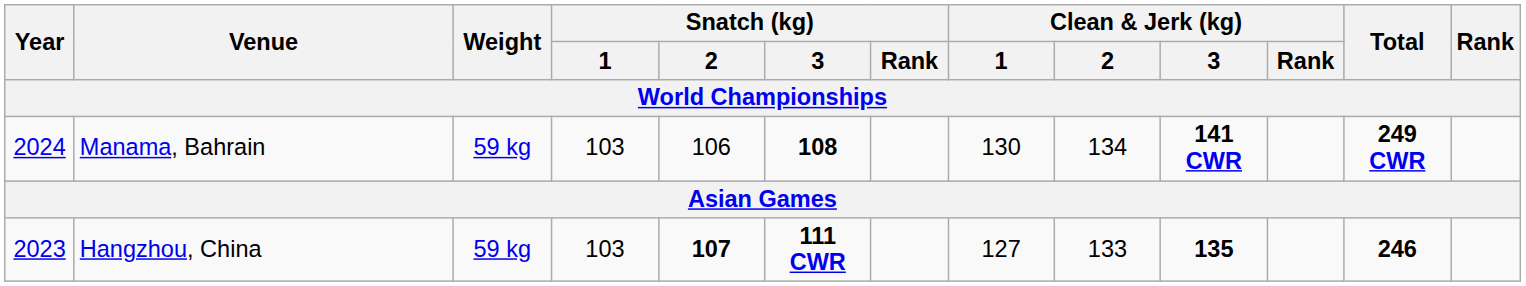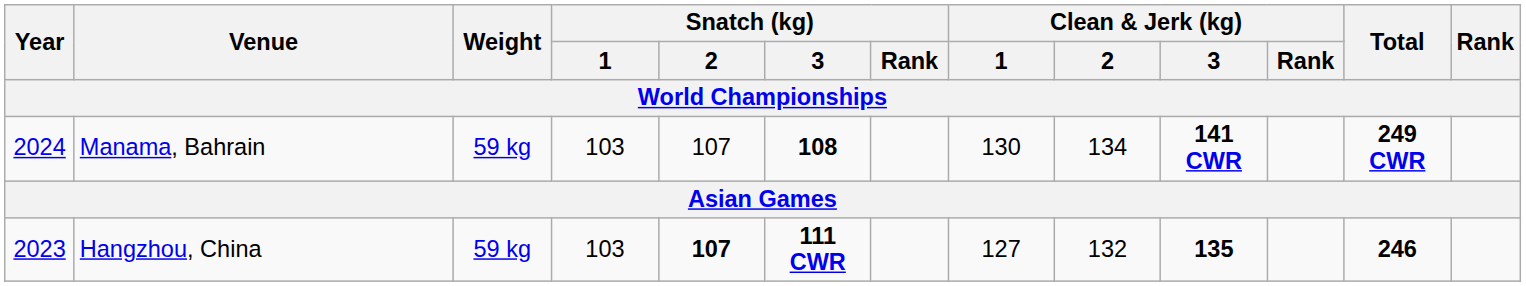(711, 148) 106 -> (711, 148) 107
(1107, 249) 133 -> (1107, 249) 132
